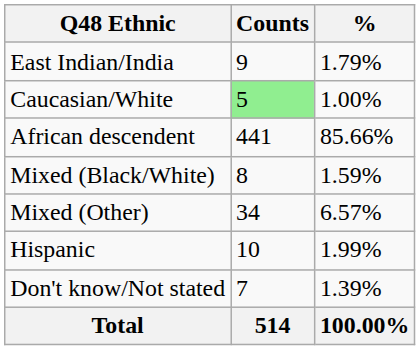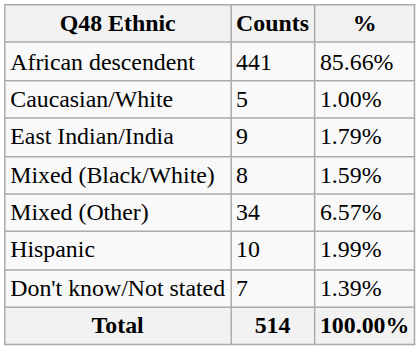rows swapped: (103, 136) <-> (92, 61)
(242, 99) lightgreen background -> (242, 99) no background
